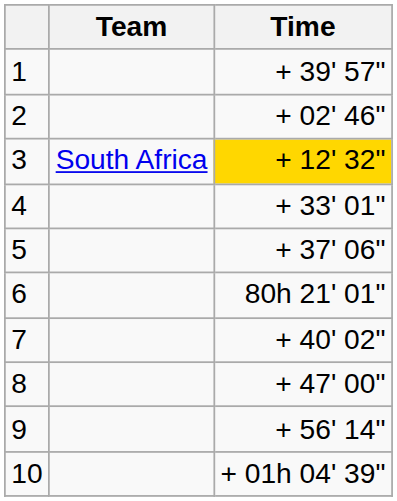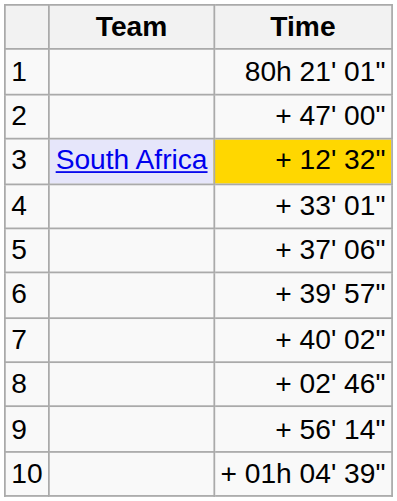(330, 71) + 39' 57" -> (315, 71) 80h 21' 01"
(330, 116) + 02' 46" -> (330, 116) + 47' 00"
(132, 160) no background -> (132, 160) lavender background
(315, 294) 80h 21' 01" -> (330, 294) + 39' 57"
(330, 384) + 47' 00" -> (330, 384) + 02' 46"
